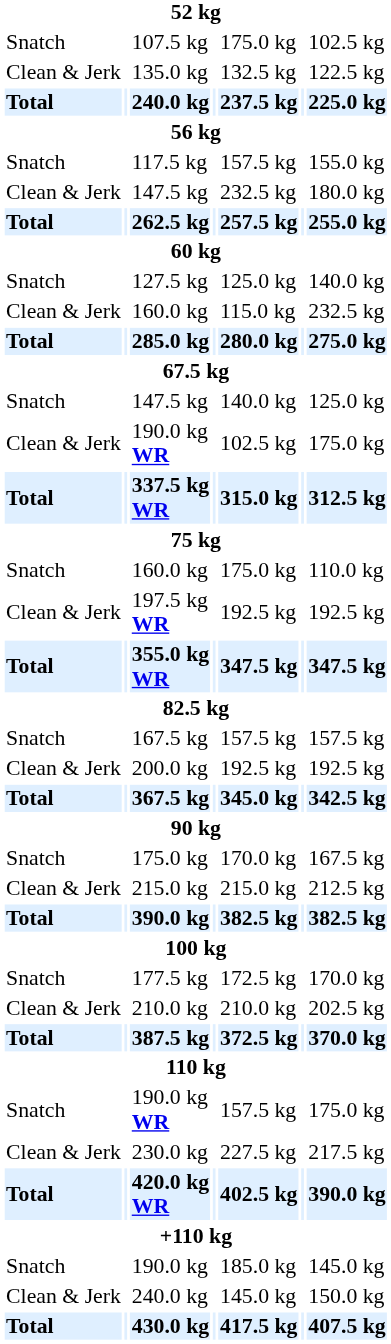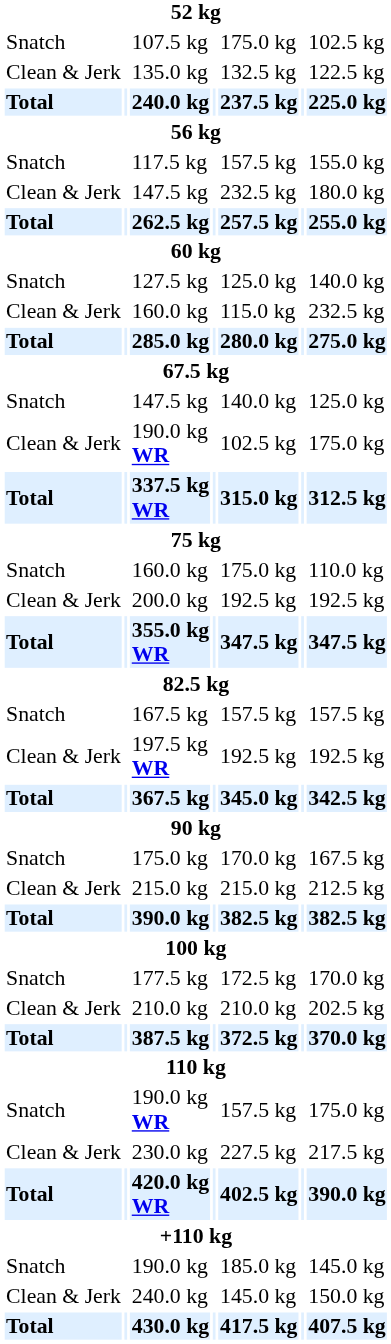rows swapped: (63, 611) <-> (63, 768)
